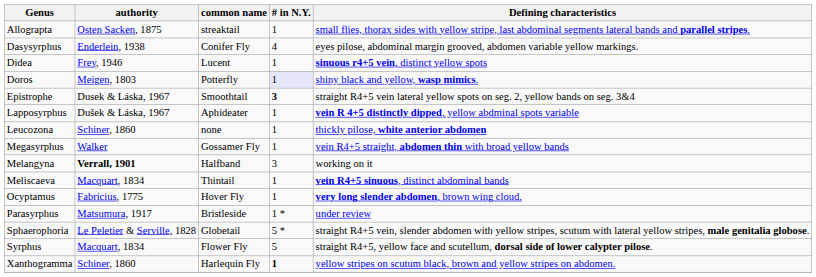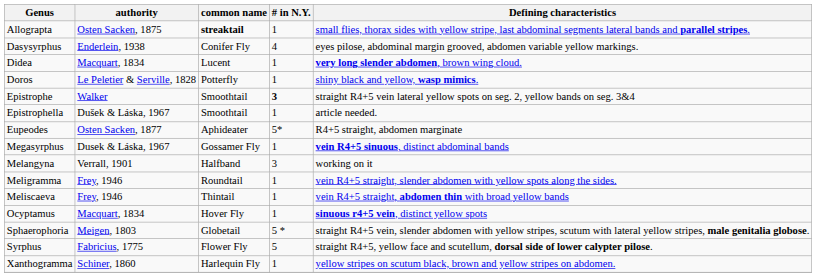(220, 29) normal -> (222, 29) bold
(100, 63) Frey, 1946 -> (111, 63) Macquart, 1834
(401, 63) sinuous r4+5 vein, distinct yellow spots -> (419, 63) very long slender abdomen, brown wing cloud.
(107, 79) Meigen, 1803 -> (137, 79) Le Peletier & Serville, 1828
(274, 79) lavender background -> (274, 79) no background
(123, 96) Dusek & Láska, 1967 -> (92, 96) Walker
+ row: (35, 113)
+ row: (27, 130)
- row: (37, 113)
- row: (30, 130)
(92, 146) Walker -> (123, 146) Dusek & Láska, 1967
(442, 146) vein R4+5 straight, abdomen thin with broad yellow bands -> (412, 146) vein R4+5 sinuous, distinct abdominal bands
(106, 163) bold -> (105, 163) normal
+ row: (34, 180)
(111, 180) Macquart, 1834 -> (100, 197) Frey, 1946
(412, 180) vein R4+5 sinuous, distinct abdominal bands -> (442, 197) vein R4+5 straight, abdomen thin with broad yellow bands
(110, 197) Fabricius, 1775 -> (111, 213) Macquart, 1834
(419, 197) very long slender abdomen, brown wing cloud. -> (401, 213) sinuous r4+5 vein, distinct yellow spots
- row: (33, 213)
(137, 230) Le Peletier & Serville, 1828 -> (107, 230) Meigen, 1803
(111, 247) Macquart, 1834 -> (110, 247) Fabricius, 1775
(274, 264) bold -> (274, 264) normal
